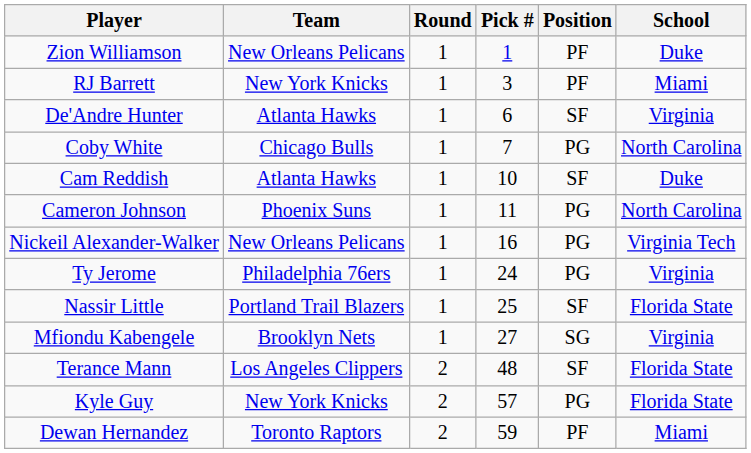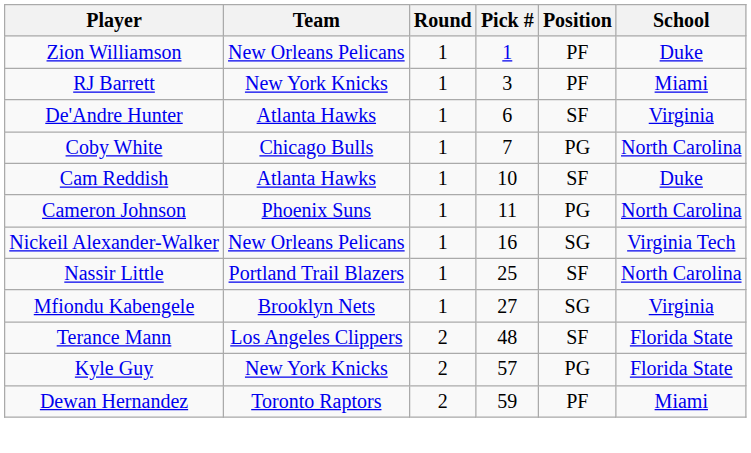(577, 242) PG -> (577, 242) SG
- row: (114, 274)
(681, 305) Florida State -> (681, 274) North Carolina
